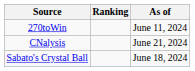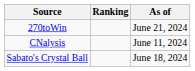(160, 27) June 11, 2024 -> (160, 27) June 21, 2024
(160, 43) June 21, 2024 -> (160, 43) June 11, 2024
